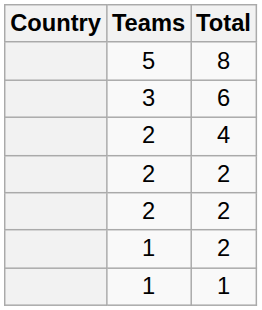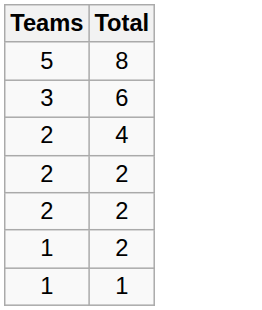- column: (56, 23)
